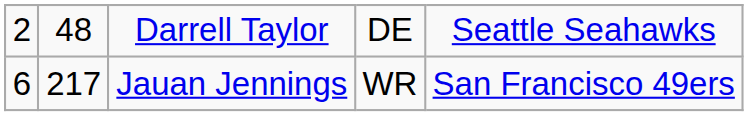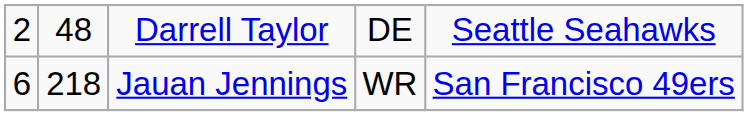(74, 82) 217 -> (74, 82) 218
